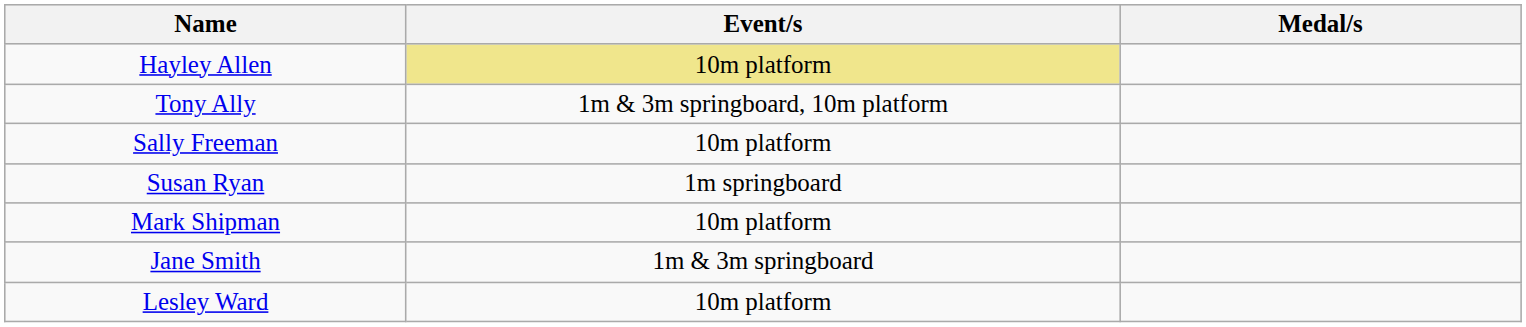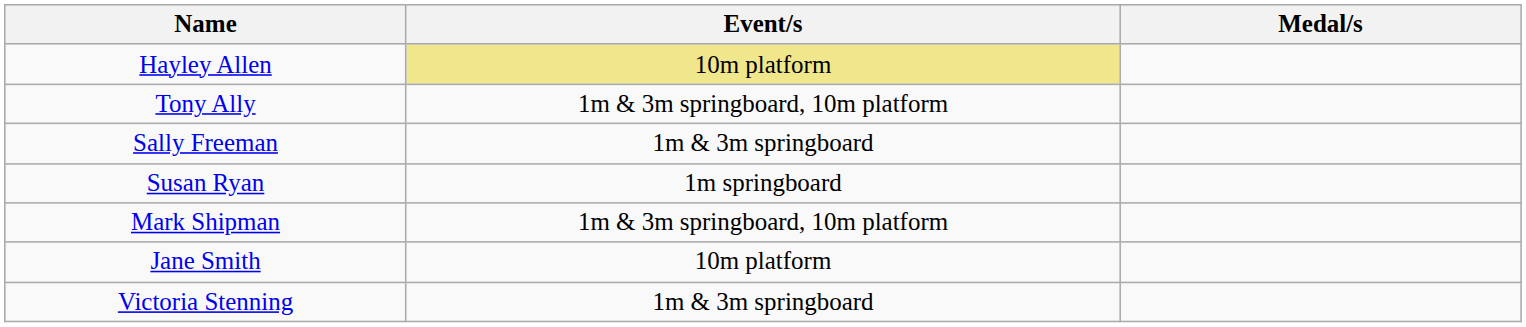(763, 143) 10m platform -> (763, 143) 1m & 3m springboard
(763, 222) 10m platform -> (763, 222) 1m & 3m springboard, 10m platform
(763, 261) 1m & 3m springboard -> (763, 261) 10m platform
+ row: (206, 301)
- row: (206, 301)
